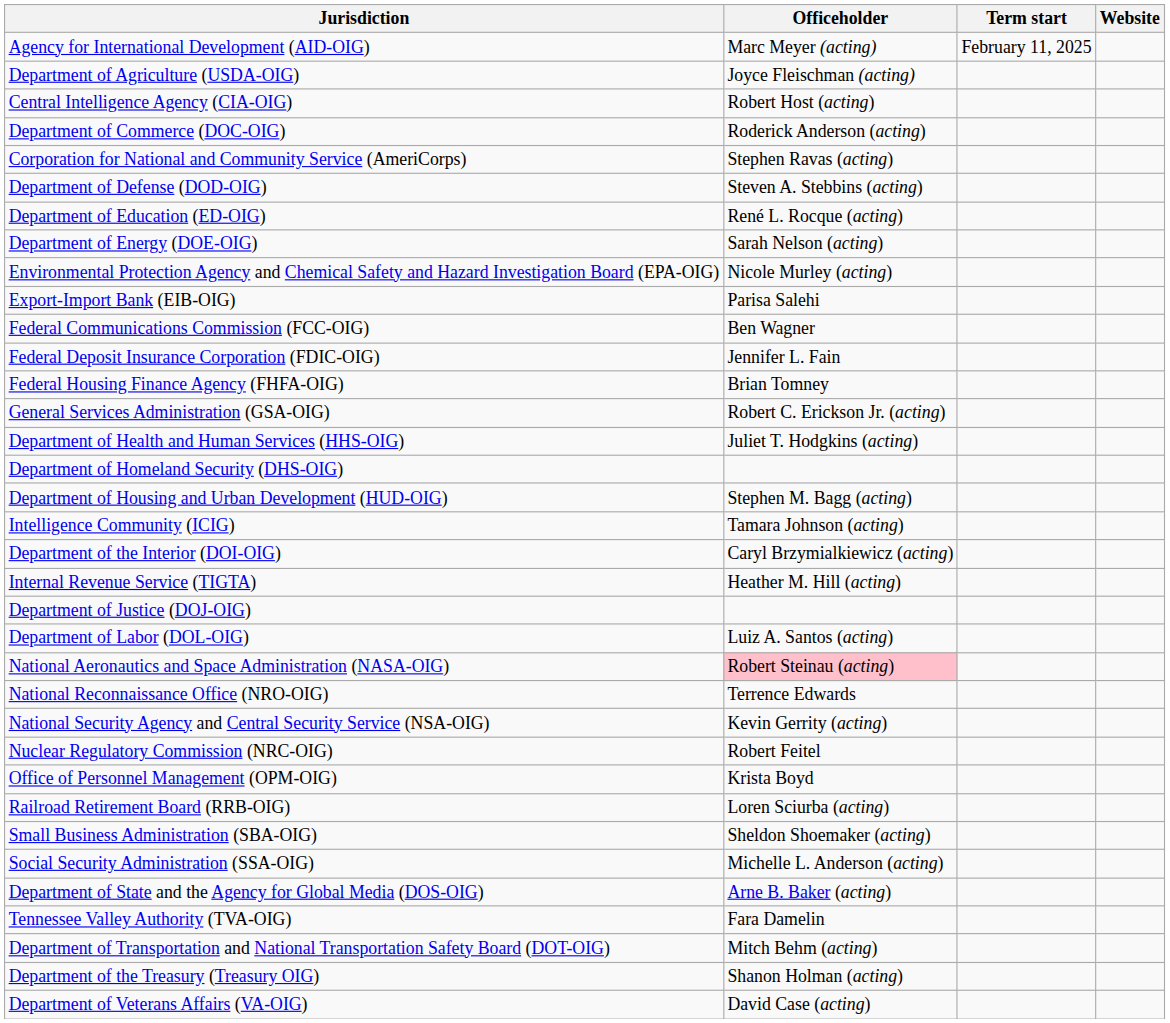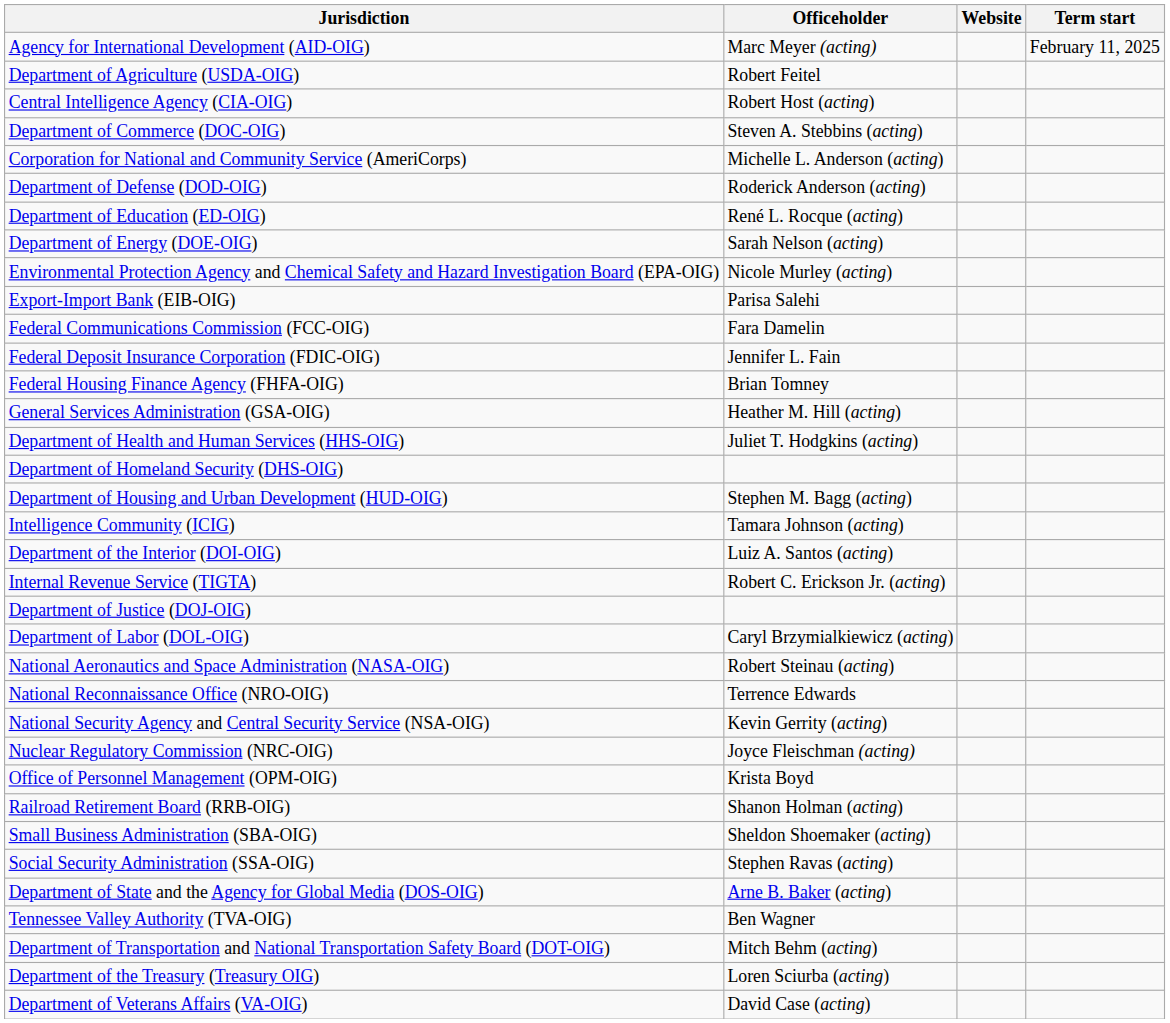columns swapped: (1027, 18) <-> (1130, 18)
(821, 74) Joyce Fleischman (acting) -> (774, 74) Robert Feitel
(827, 131) Roderick Anderson (acting) -> (825, 131) Steven A. Stebbins (acting)
(810, 159) Stephen Ravas (acting) -> (835, 159) Michelle L. Anderson (acting)
(825, 187) Steven A. Stebbins (acting) -> (827, 187) Roderick Anderson (acting)
(771, 328) Ben Wagner -> (776, 328) Fara Damelin
(836, 412) Robert C. Erickson Jr. (acting) -> (814, 412) Heather M. Hill (acting)
(840, 553) Caryl Brzymialkiewicz (acting) -> (810, 553) Luiz A. Santos (acting)
(814, 581) Heather M. Hill (acting) -> (836, 581) Robert C. Erickson Jr. (acting)
(810, 638) Luiz A. Santos (acting) -> (840, 638) Caryl Brzymialkiewicz (acting)
(811, 666) pink background -> (811, 666) no background
(774, 750) Robert Feitel -> (821, 750) Joyce Fleischman (acting)
(808, 807) Loren Sciurba (acting) -> (815, 807) Shanon Holman (acting)
(835, 863) Michelle L. Anderson (acting) -> (810, 863) Stephen Ravas (acting)
(776, 919) Fara Damelin -> (771, 919) Ben Wagner
(815, 976) Shanon Holman (acting) -> (808, 976) Loren Sciurba (acting)
